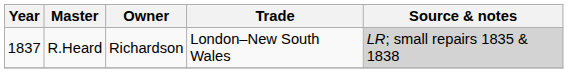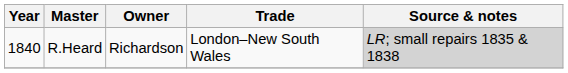(24, 47) 1837 -> (24, 47) 1840
